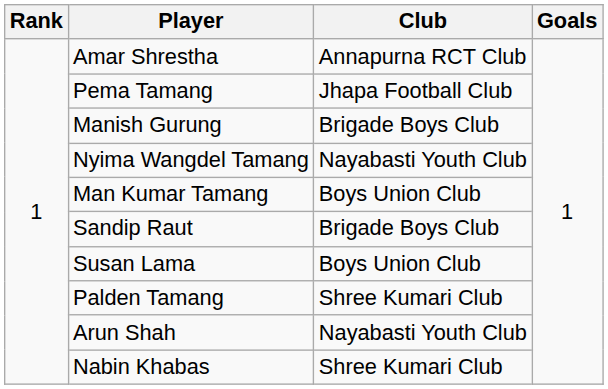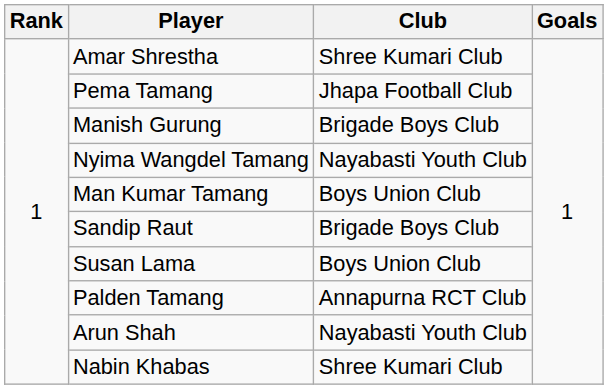(423, 56) Annapurna RCT Club -> (411, 56) Shree Kumari Club
(411, 297) Shree Kumari Club -> (423, 297) Annapurna RCT Club
